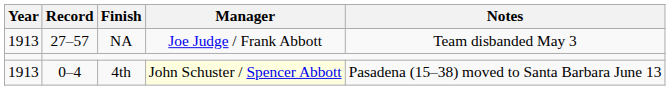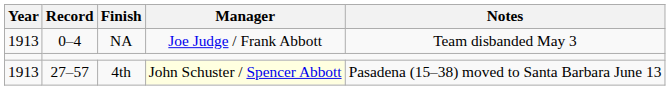(70, 41) 27–57 -> (70, 41) 0–4
(70, 72) 0–4 -> (70, 72) 27–57
